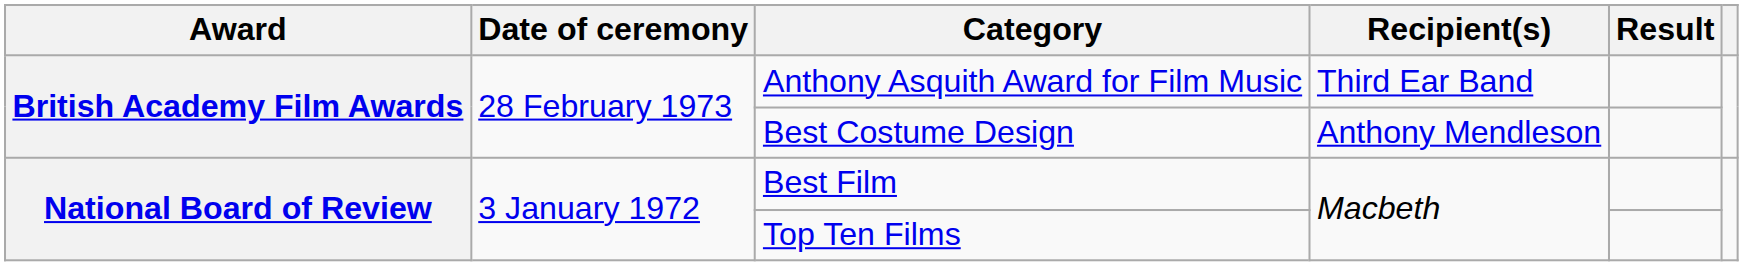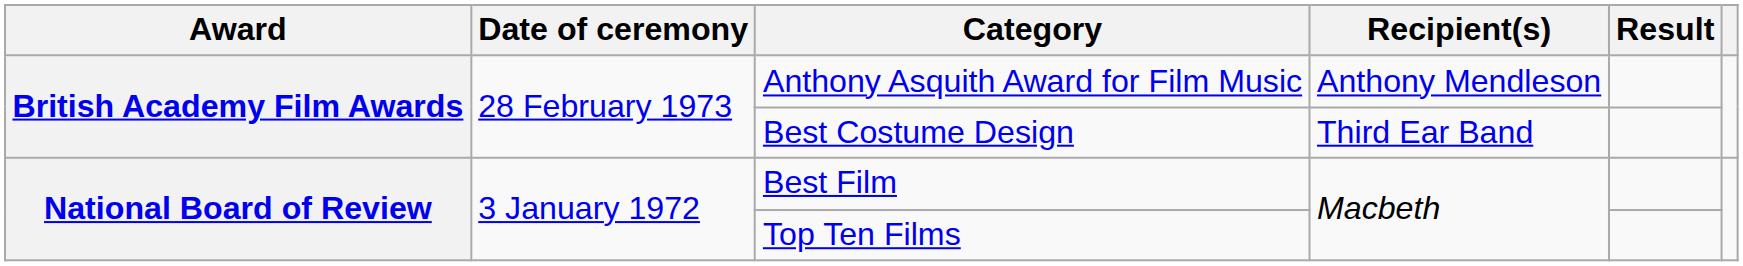(1425, 81) Third Ear Band -> (1459, 81) Anthony Mendleson
(1459, 132) Anthony Mendleson -> (1425, 132) Third Ear Band
